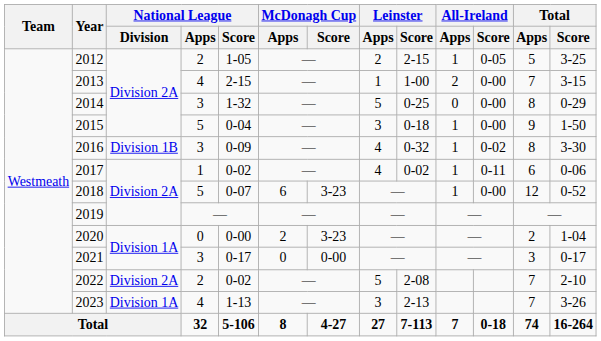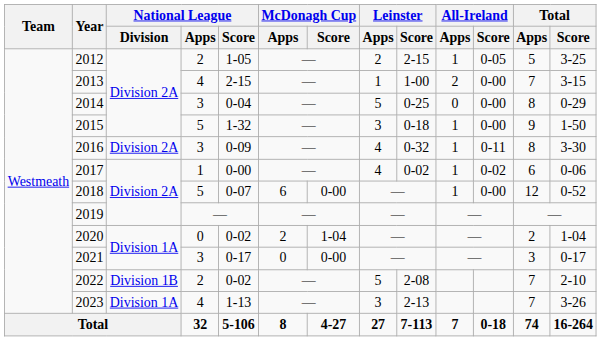(239, 103) 1-32 -> (239, 103) 0-04
(239, 125) 0-04 -> (239, 125) 1-32
(144, 147) Division 1B -> (144, 147) Division 2A
(493, 147) 0-02 -> (493, 147) 0-11
(239, 170) 0-02 -> (239, 170) 0-00
(493, 170) 0-11 -> (493, 170) 0-02
(333, 192) 3-23 -> (333, 192) 0-00
(239, 236) 0-00 -> (239, 236) 0-02
(333, 236) 3-23 -> (333, 236) 1-04
(144, 280) Division 2A -> (144, 280) Division 1B
